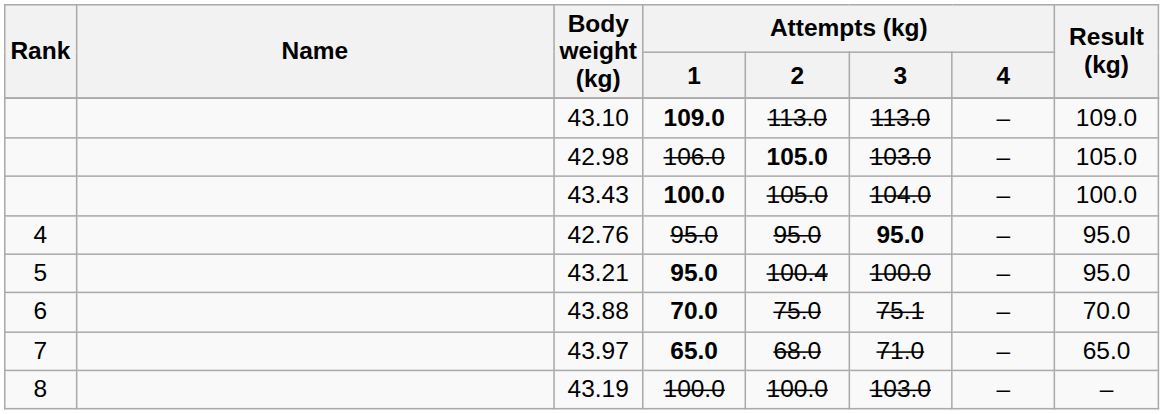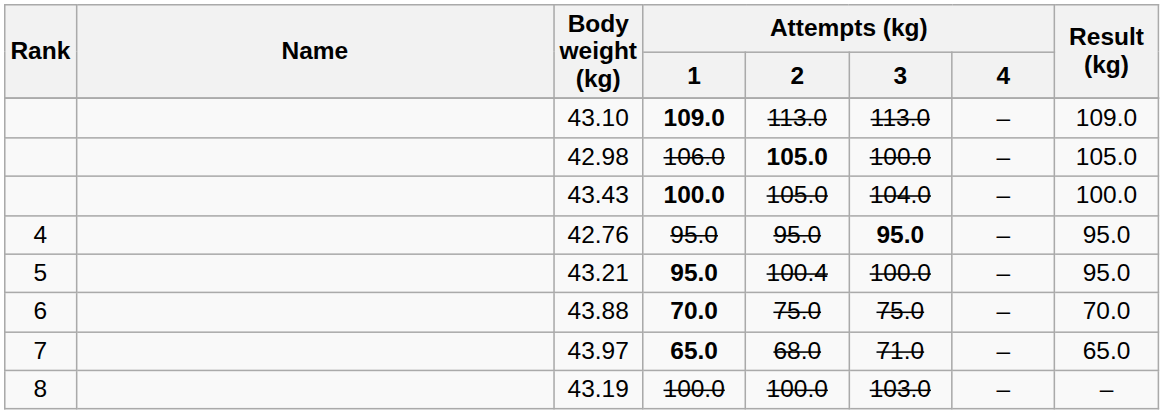(900, 156) 103.0 -> (900, 156) 100.0
(900, 311) 75.1 -> (900, 311) 75.0
